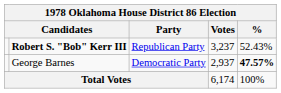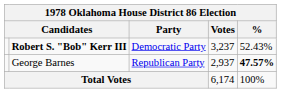(168, 46) Republican Party -> (169, 46) Democratic Party
(169, 63) Democratic Party -> (168, 63) Republican Party
